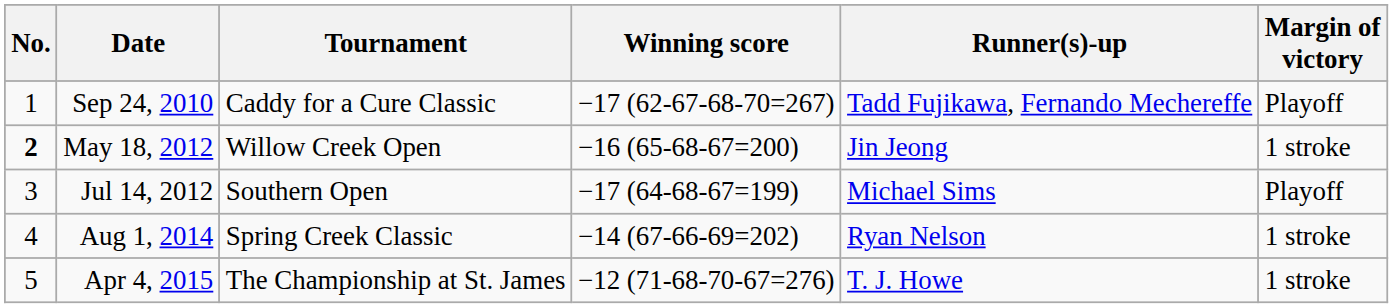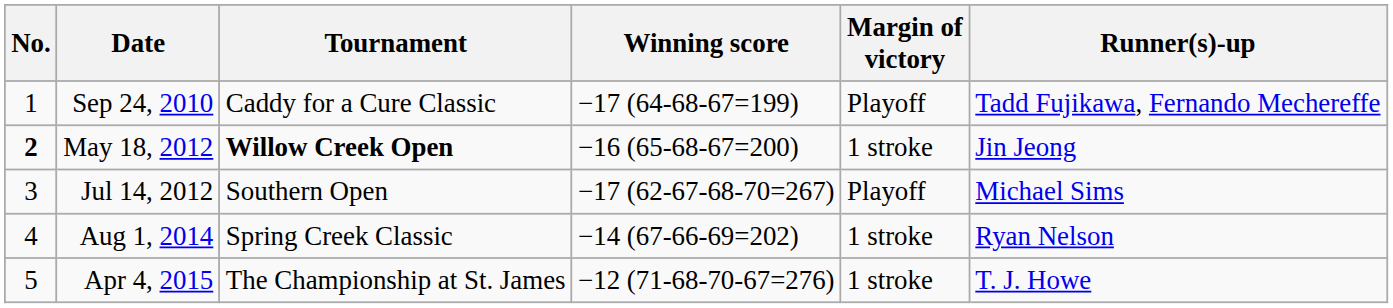columns swapped: (1323, 42) <-> (1050, 42)
(706, 103) −17 (62-67-68-70=267) -> (688, 103) −17 (64-68-67=199)
(334, 147) normal -> (340, 147) bold
(688, 191) −17 (64-68-67=199) -> (706, 191) −17 (62-67-68-70=267)
